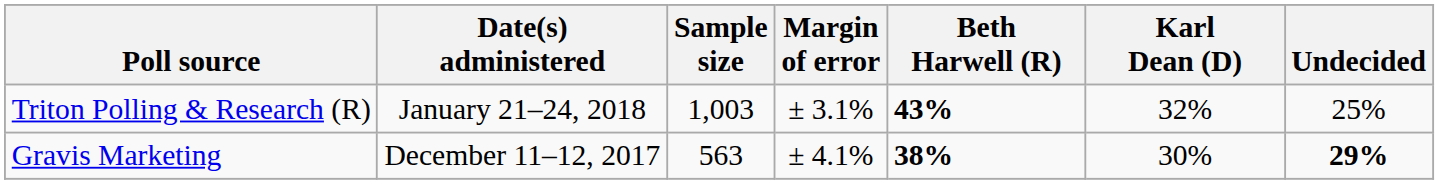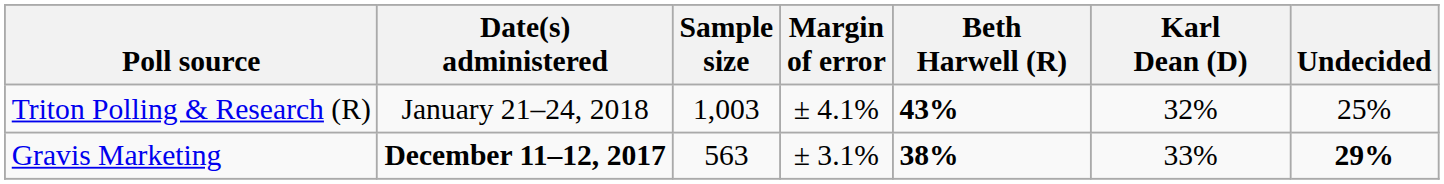(831, 108) ± 3.1% -> (836, 108) ± 4.1%
(522, 155) normal -> (525, 155) bold
(831, 155) ± 4.1% -> (836, 155) ± 3.1%
(1185, 155) 30% -> (1191, 155) 33%
